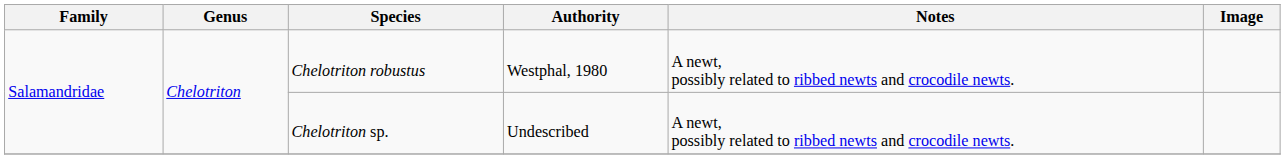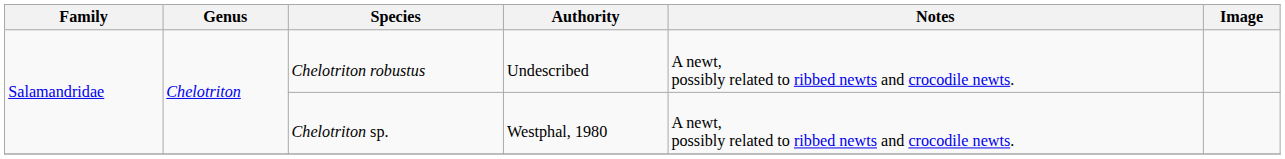(557, 70) Westphal, 1980 -> (548, 70) Undescribed
(548, 132) Undescribed -> (557, 132) Westphal, 1980
